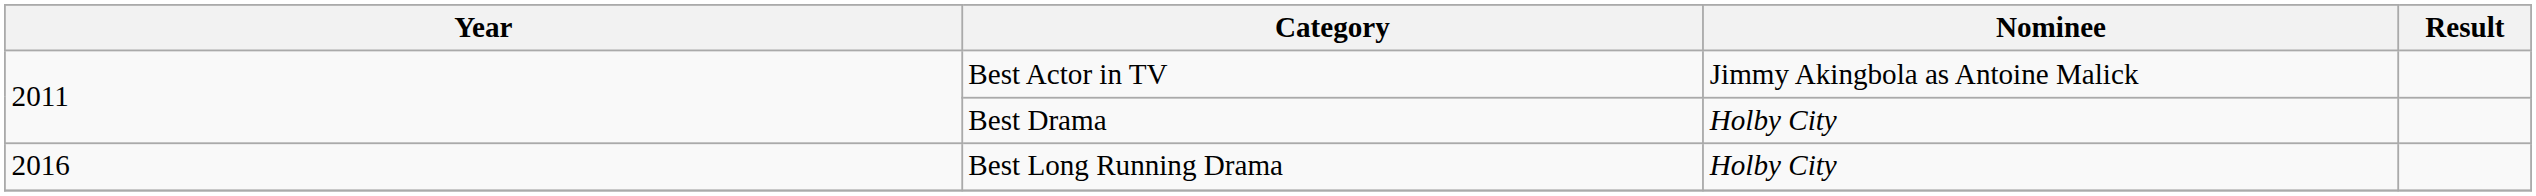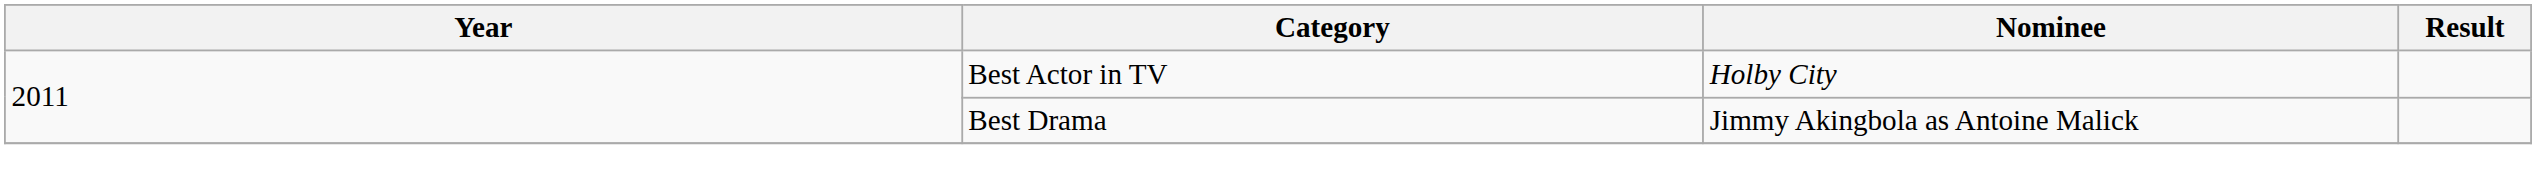(1924, 73) Jimmy Akingbola as Antoine Malick -> (1773, 73) Holby City
(1773, 119) Holby City -> (1924, 119) Jimmy Akingbola as Antoine Malick
- row: (1126, 166)
